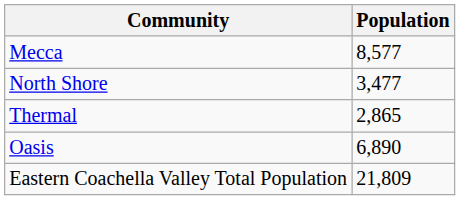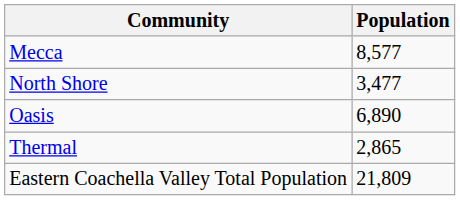rows swapped: (43, 115) <-> (31, 147)
